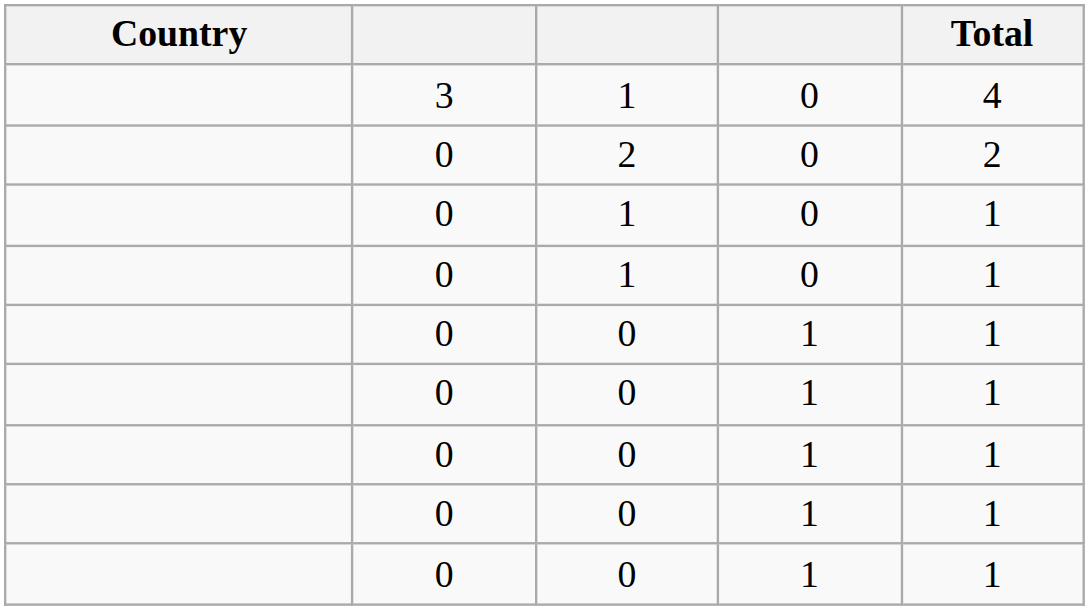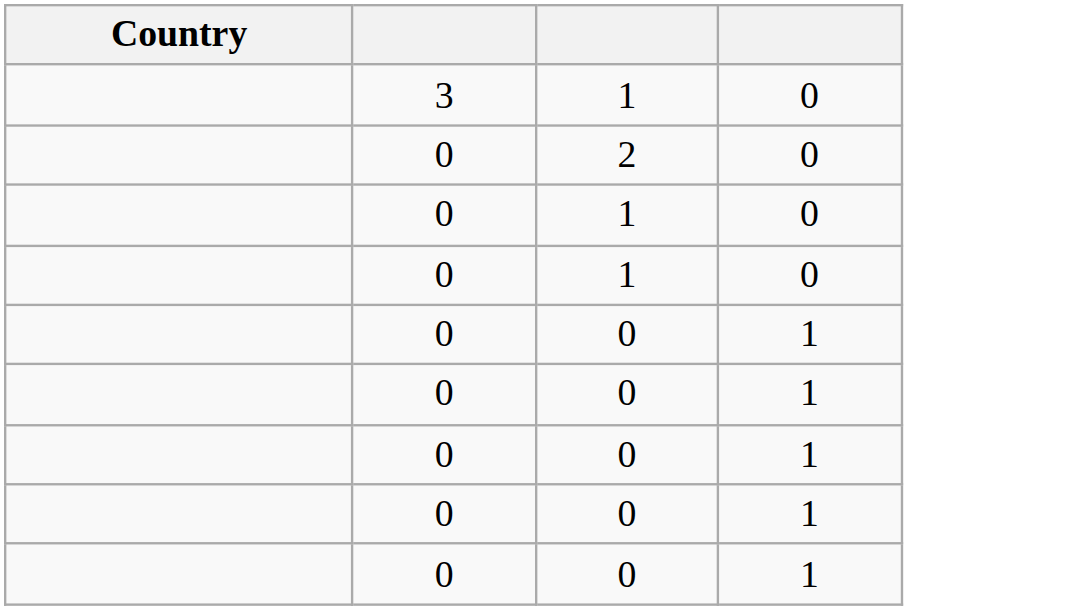- column: (992, 34)
